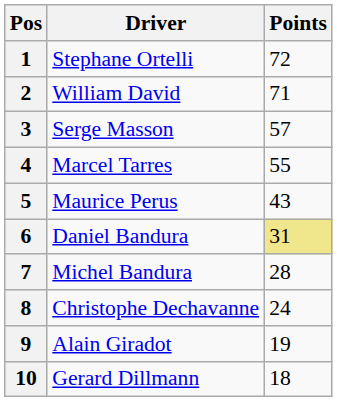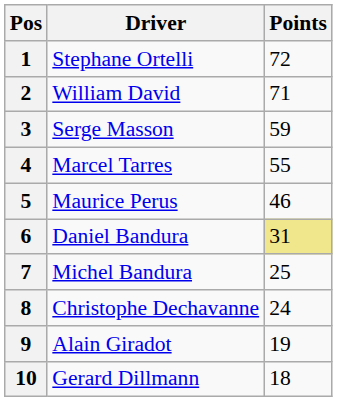(280, 129) 57 -> (280, 129) 59
(280, 200) 43 -> (280, 200) 46
(280, 272) 28 -> (280, 272) 25
